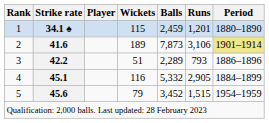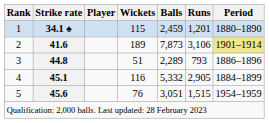(59, 61) 42.2 -> (59, 61) 44.8
(138, 93) 79 -> (138, 93) 76
(171, 93) 3,452 -> (171, 93) 3,051
